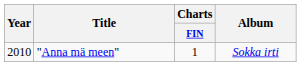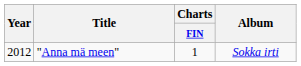(19, 52) 2010 -> (19, 52) 2012
